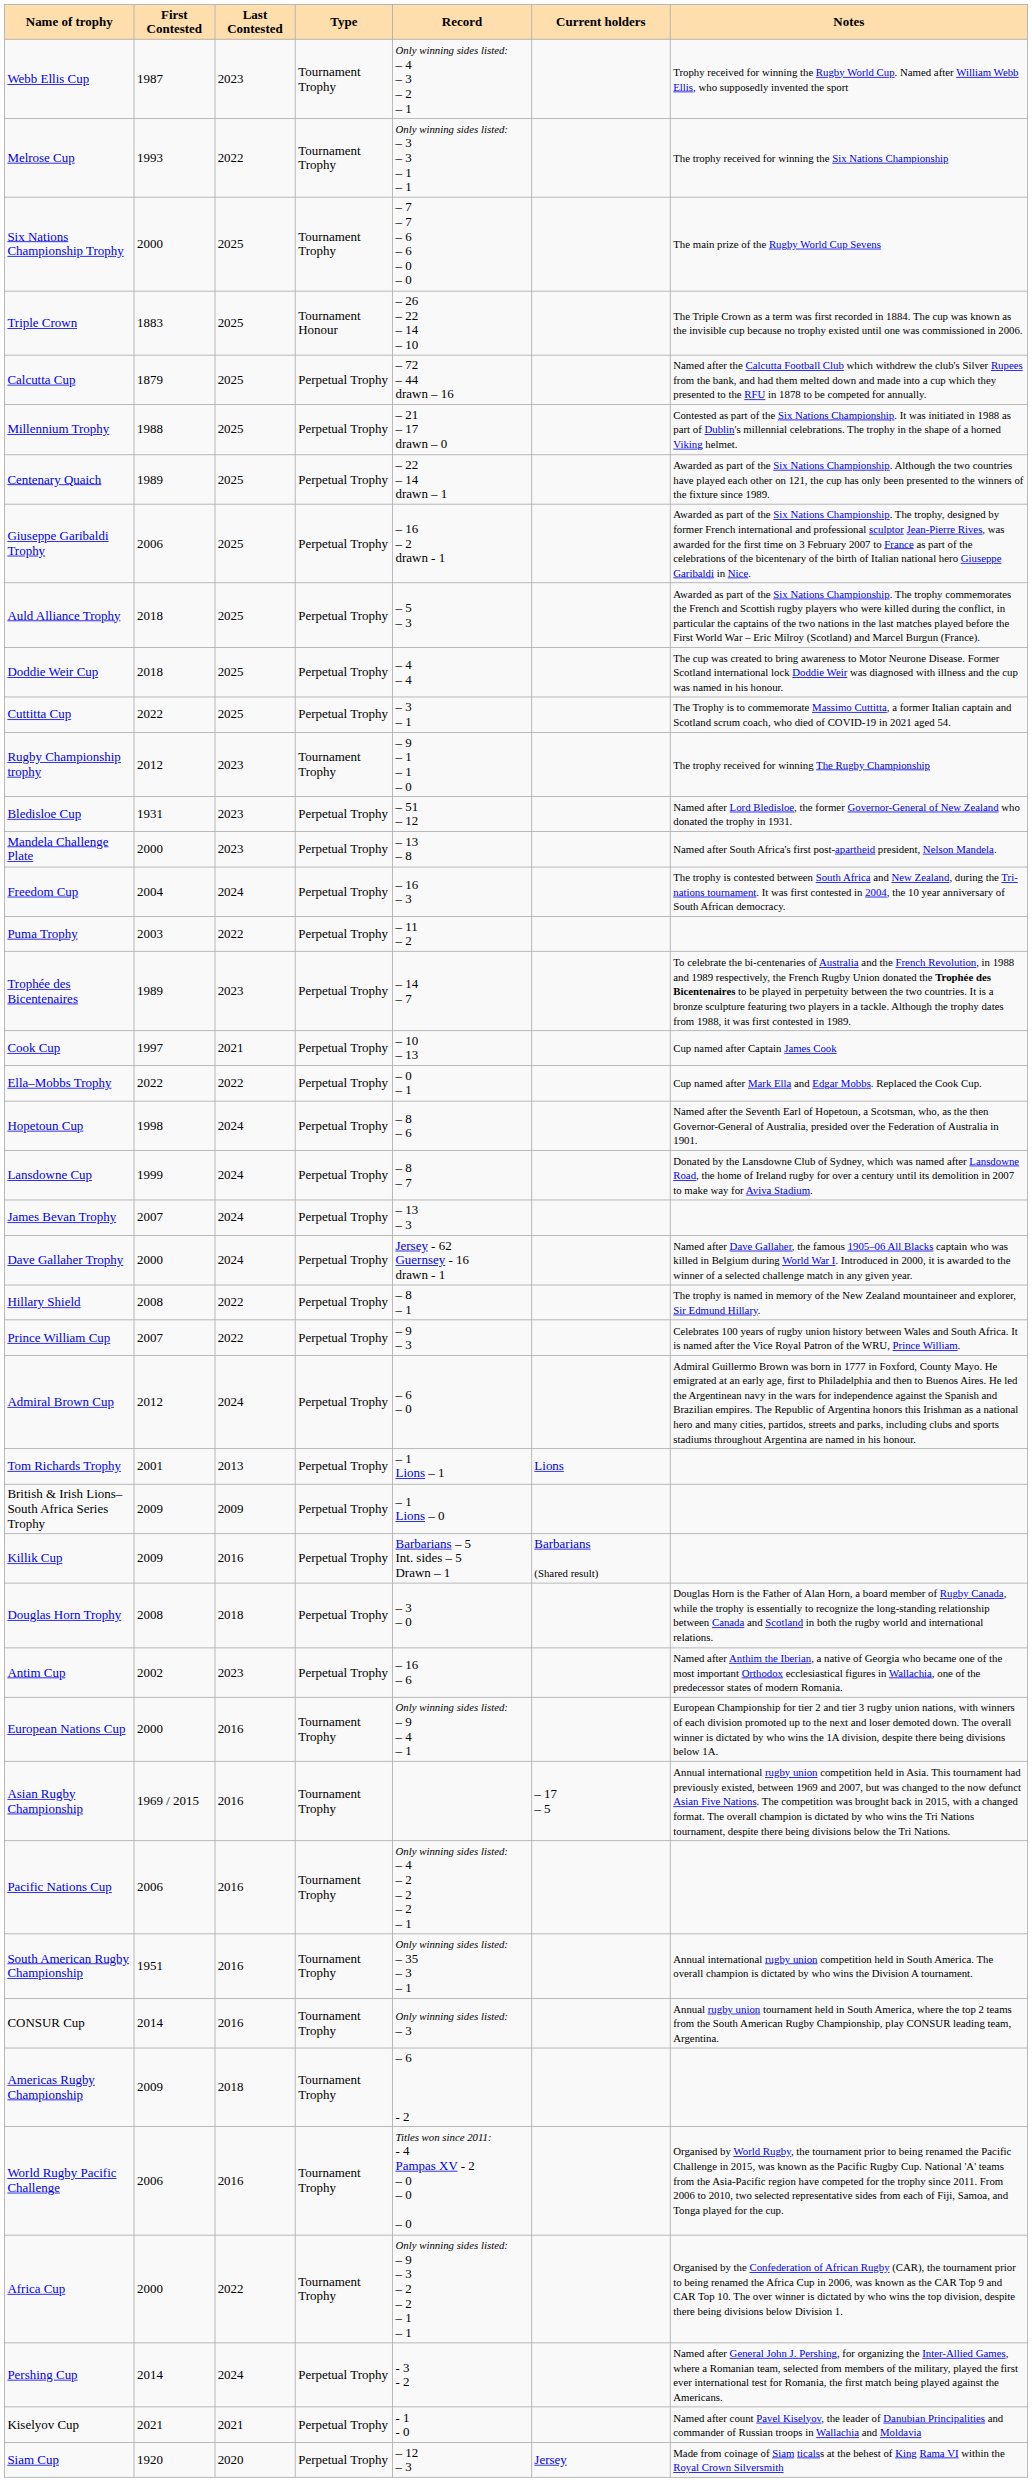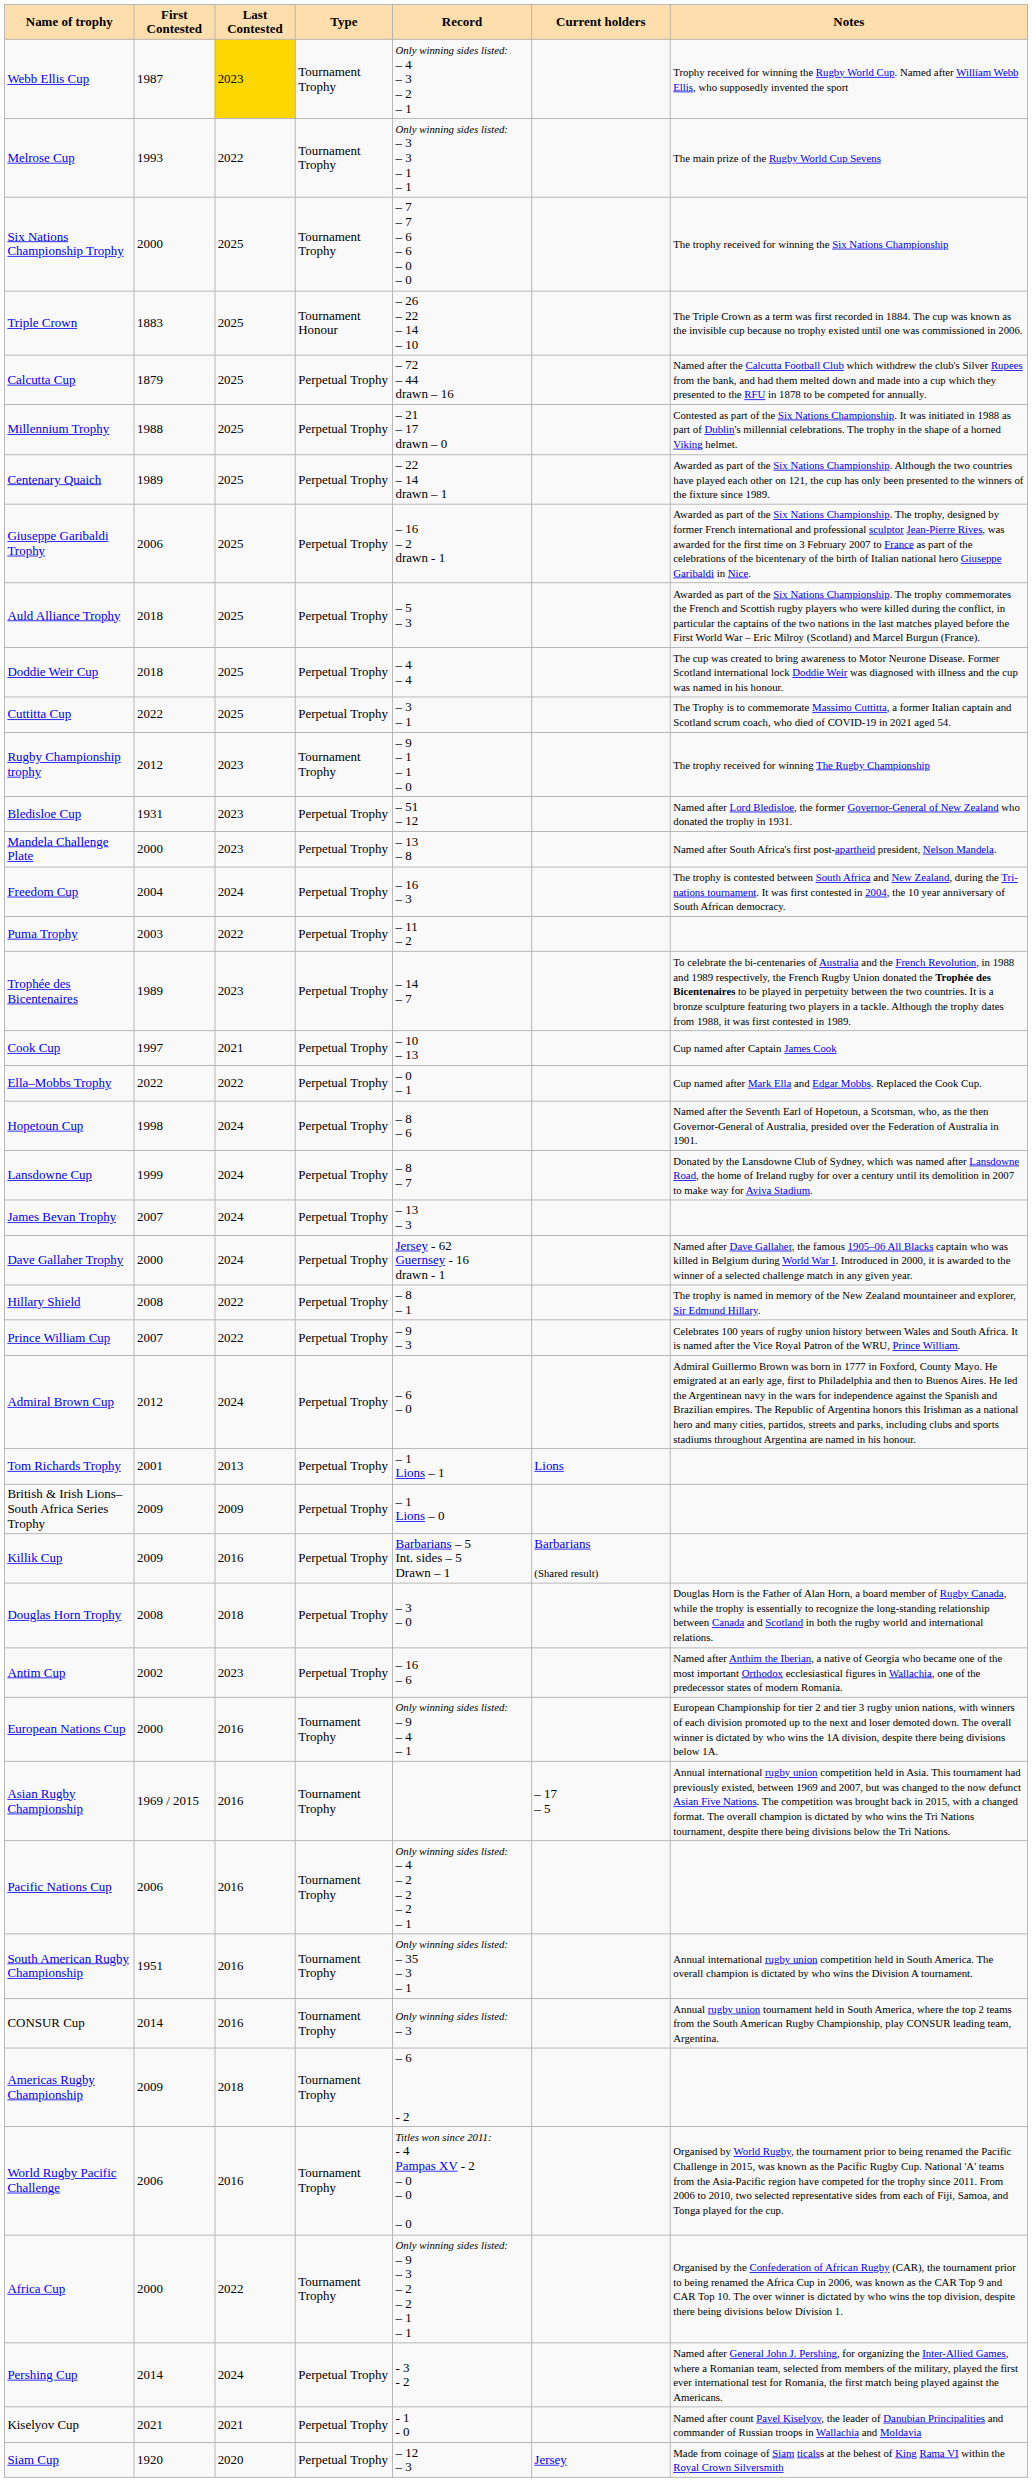(231, 79) no background -> (231, 79) gold background
(811, 158) The trophy received for winning the Six Nations Championship -> (777, 158) The main prize of the Rugby World Cup Sevens
(777, 244) The main prize of the Rugby World Cup Sevens -> (811, 244) The trophy received for winning the Six Nations Championship
